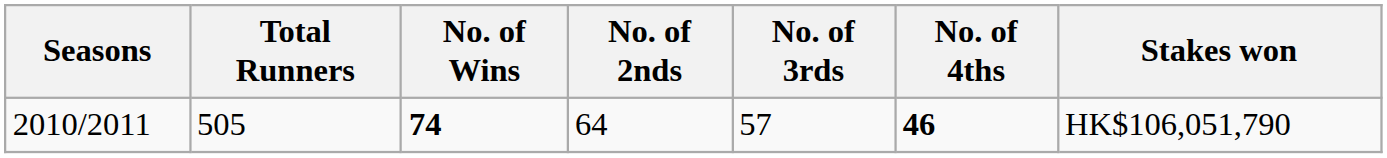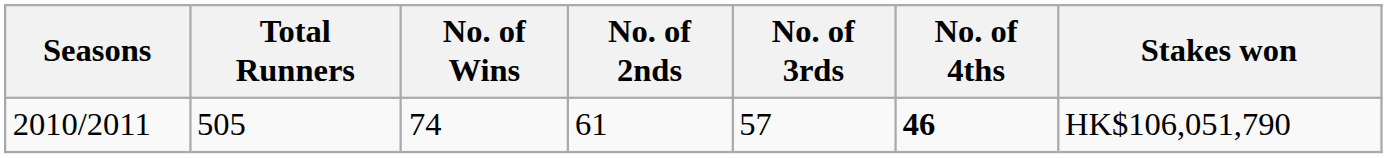(425, 123) bold -> (425, 123) normal
(591, 123) 64 -> (591, 123) 61
